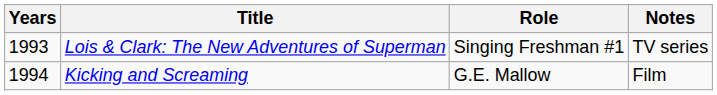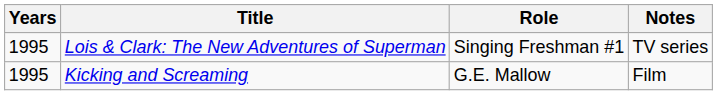(29, 47) 1993 -> (29, 47) 1995
(29, 75) 1994 -> (29, 75) 1995
